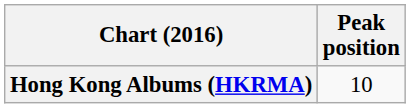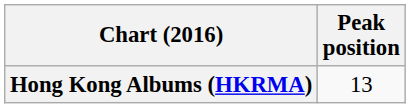(361, 84) 10 -> (361, 84) 13
